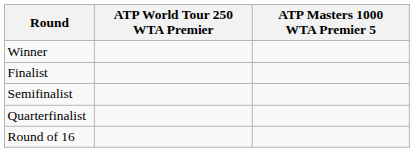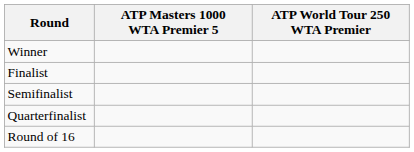columns swapped: (331, 22) <-> (173, 22)
